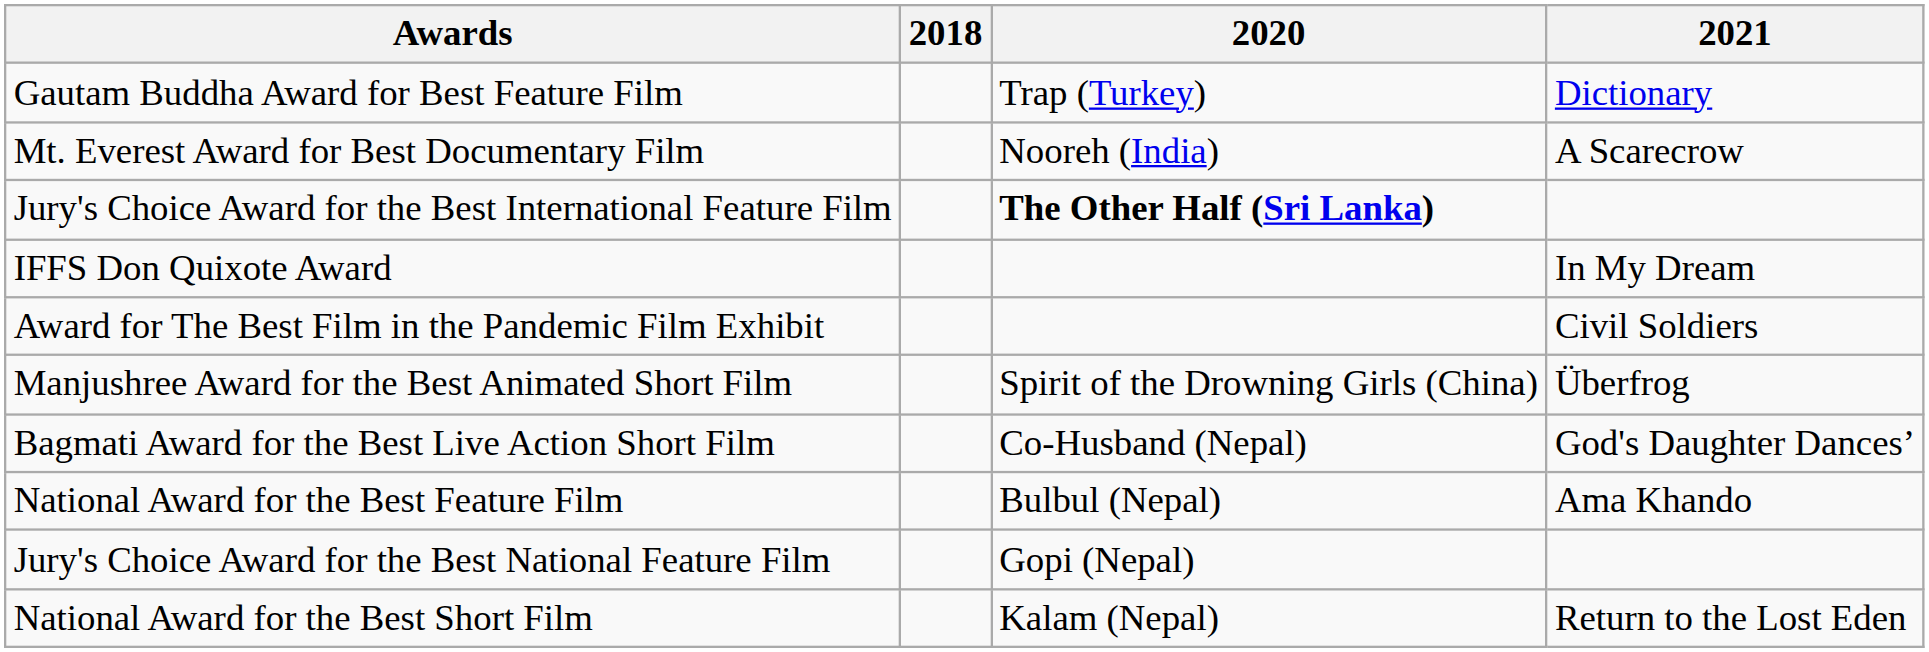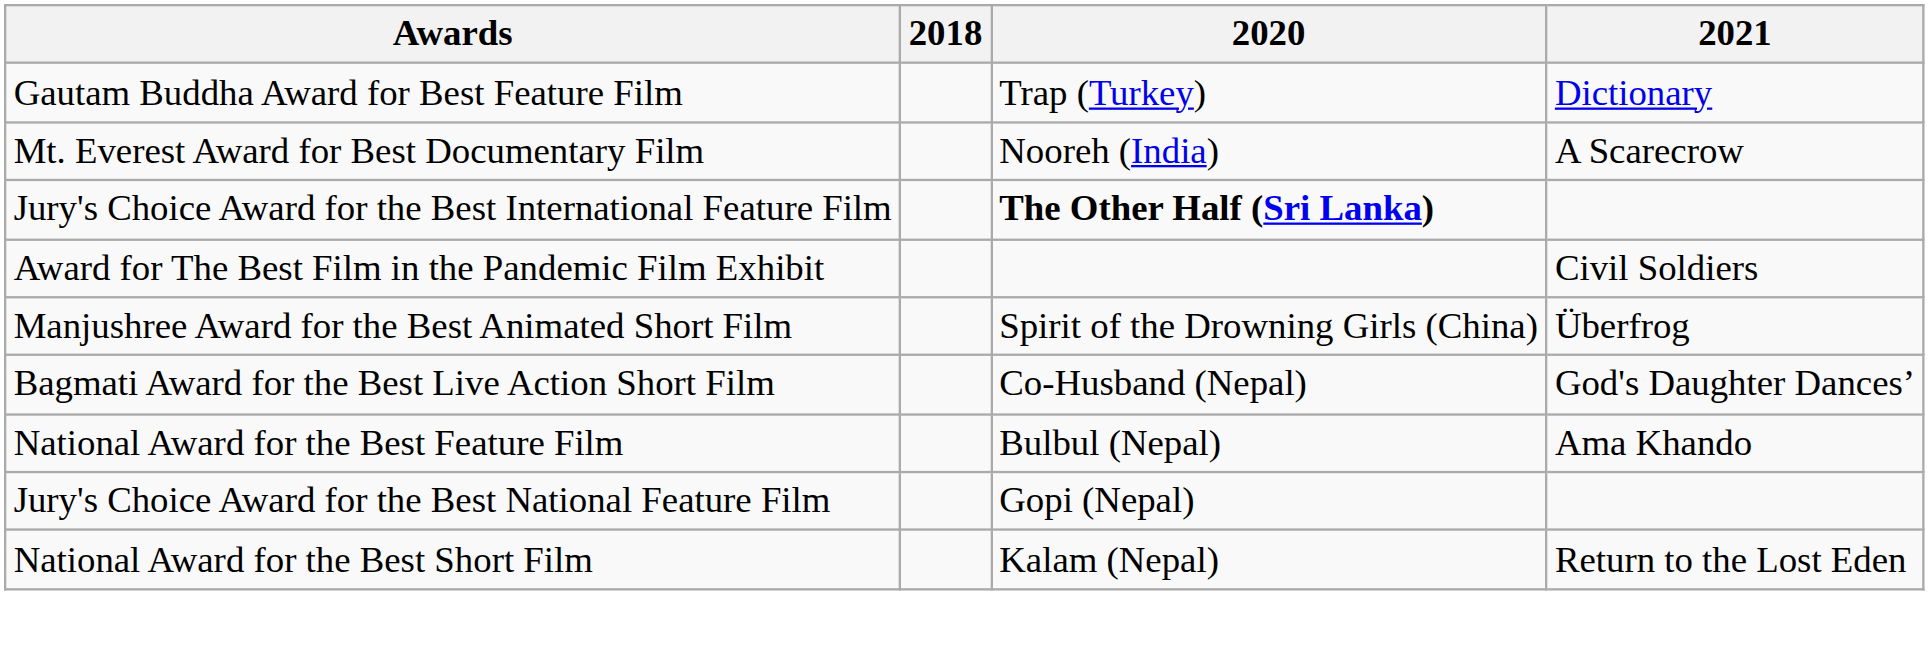- row: (203, 267)
